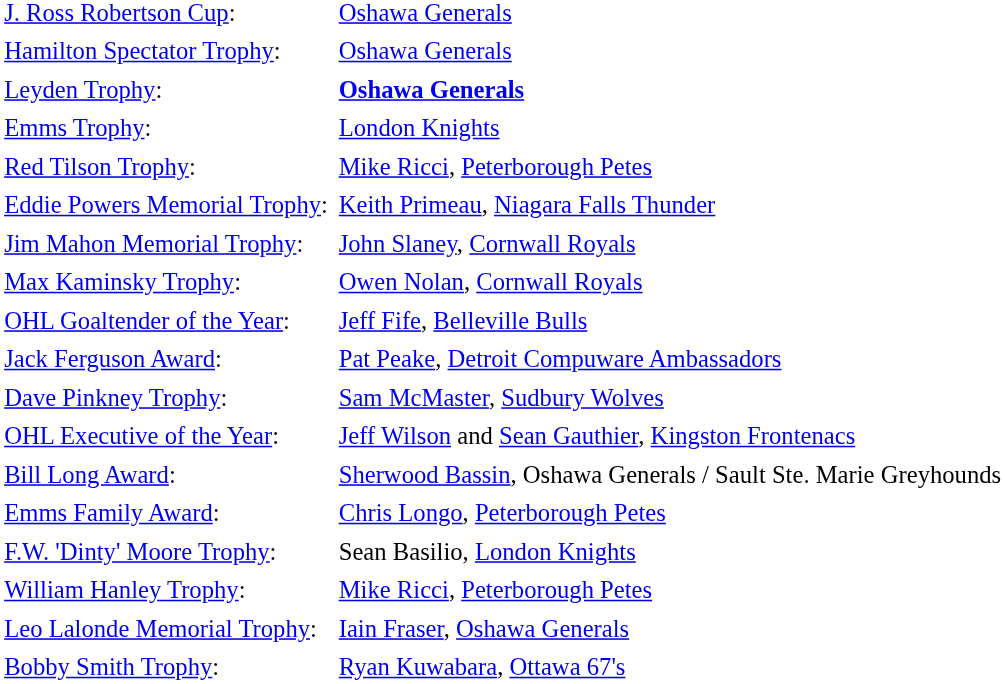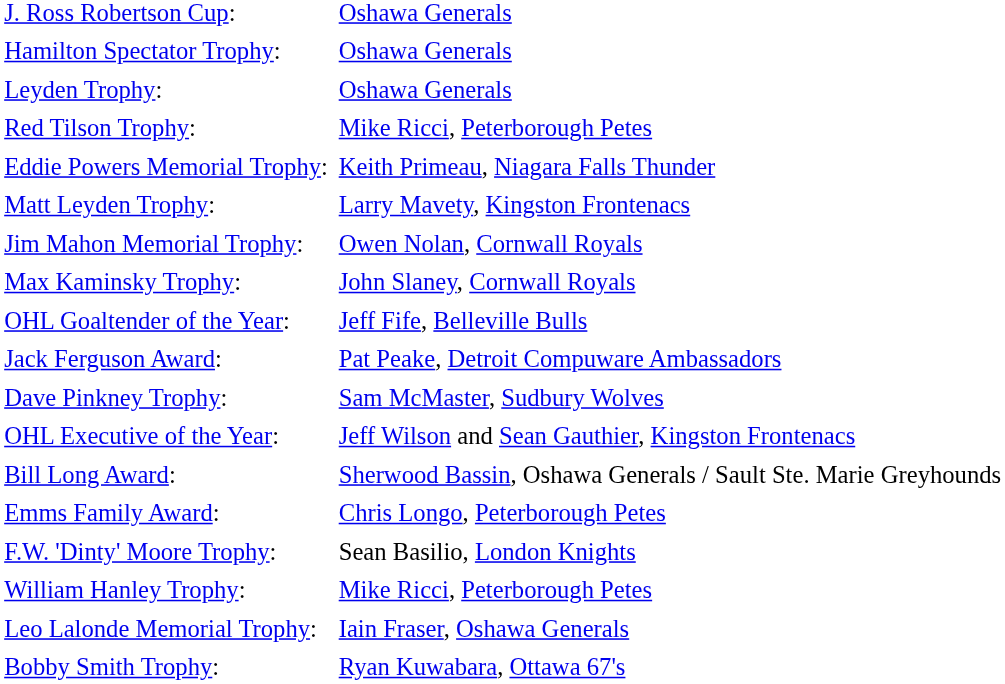(431, 89) bold -> (425, 89) normal
- row: (78, 128)
+ row: (110, 205)
(487, 243) John Slaney, Cornwall Royals -> (491, 243) Owen Nolan, Cornwall Royals
(491, 282) Owen Nolan, Cornwall Royals -> (487, 282) John Slaney, Cornwall Royals
